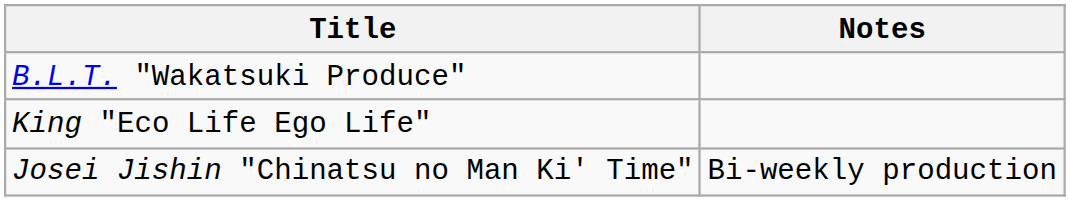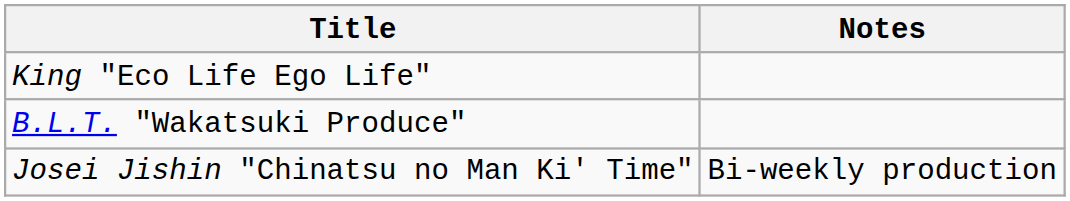rows swapped: (239, 76) <-> (222, 124)
